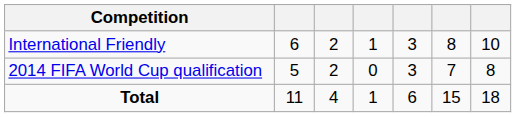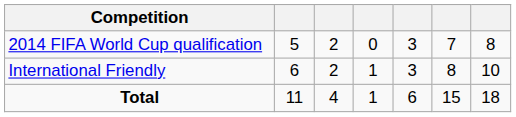rows swapped: (87, 44) <-> (135, 71)
